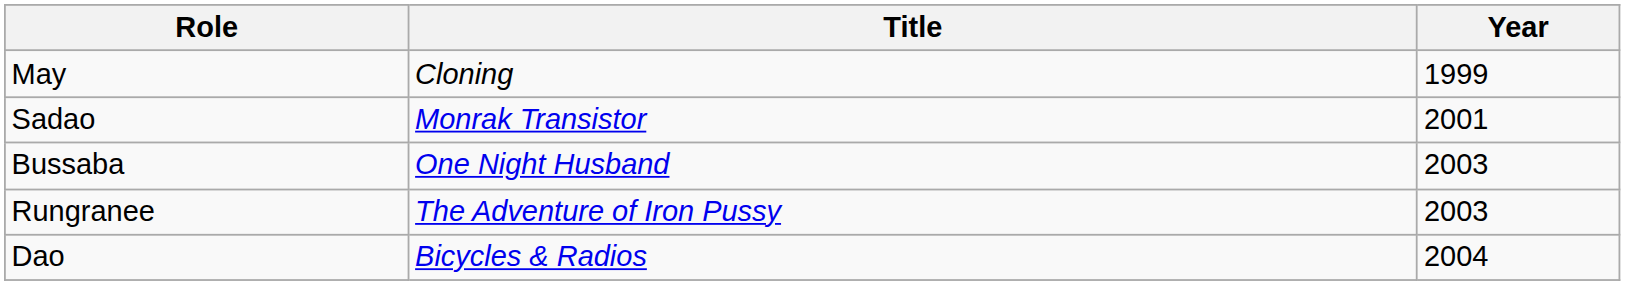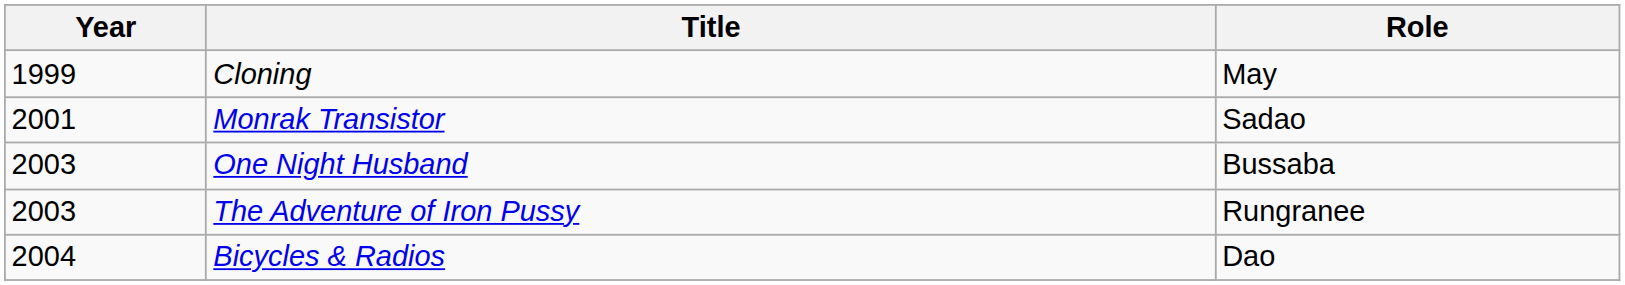columns swapped: (1518, 27) <-> (207, 27)
